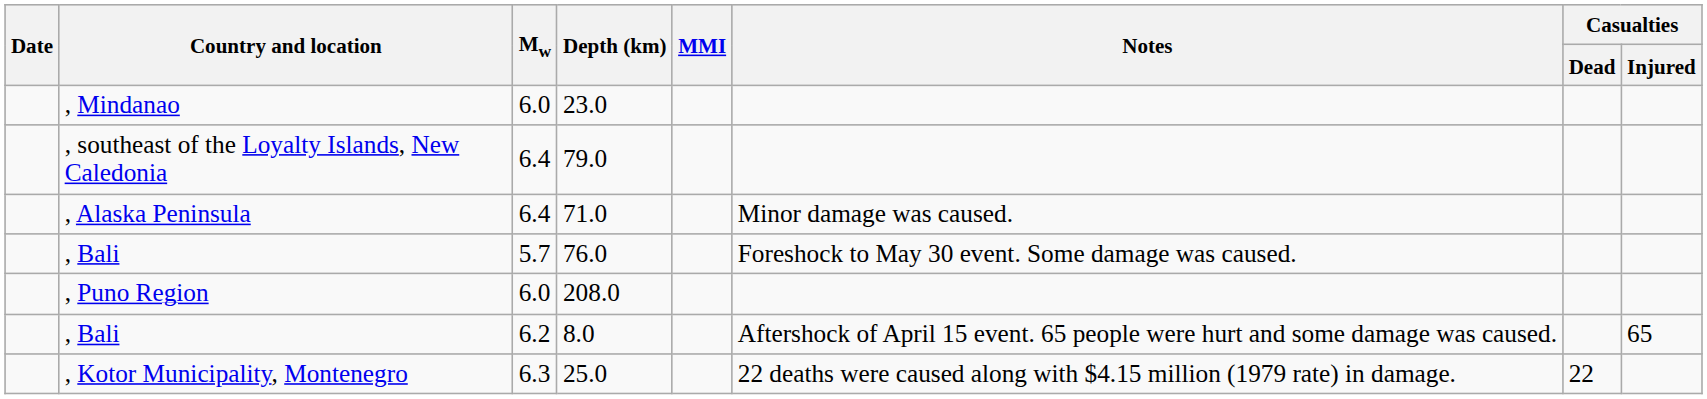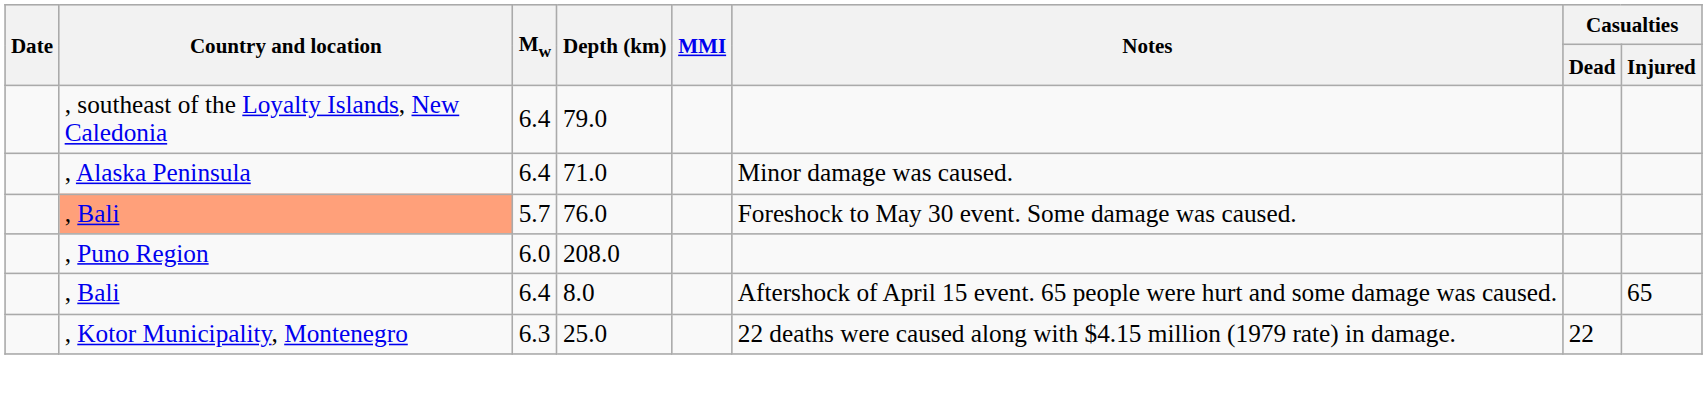- row: (585, 104)
(92, 253) no background -> (92, 213) lightsalmon background
(535, 333) 6.2 -> (535, 293) 6.4
